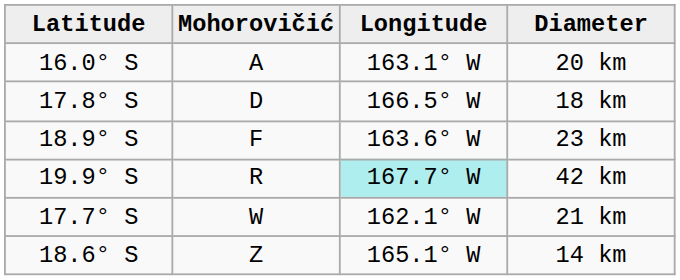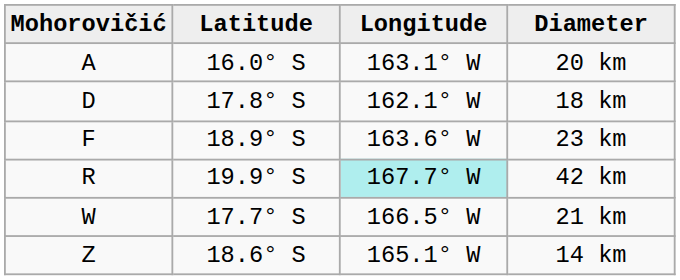columns swapped: (256, 24) <-> (89, 24)
(424, 101) 166.5° W -> (424, 101) 162.1° W
(424, 217) 162.1° W -> (424, 217) 166.5° W
